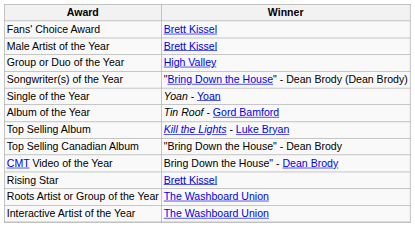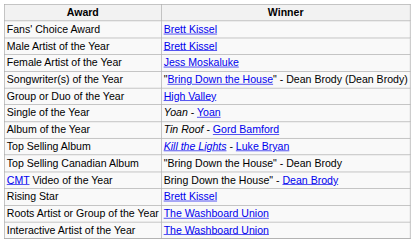+ row: (64, 63)
rows swapped: (65, 63) <-> (65, 79)
